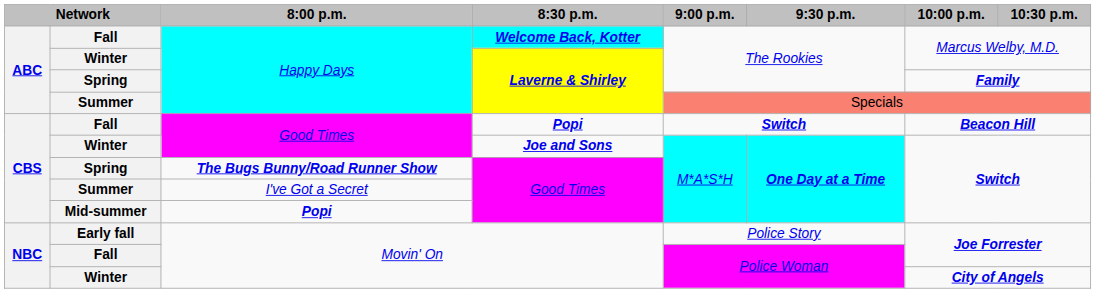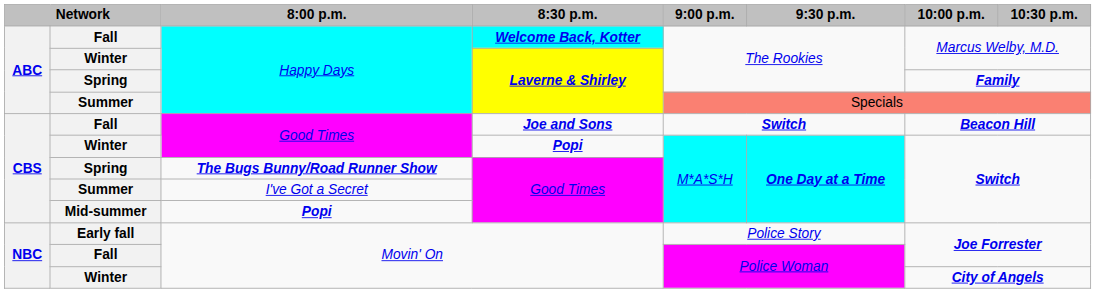(568, 124) Popi -> (568, 124) Joe and Sons
(568, 146) Joe and Sons -> (568, 146) Popi
